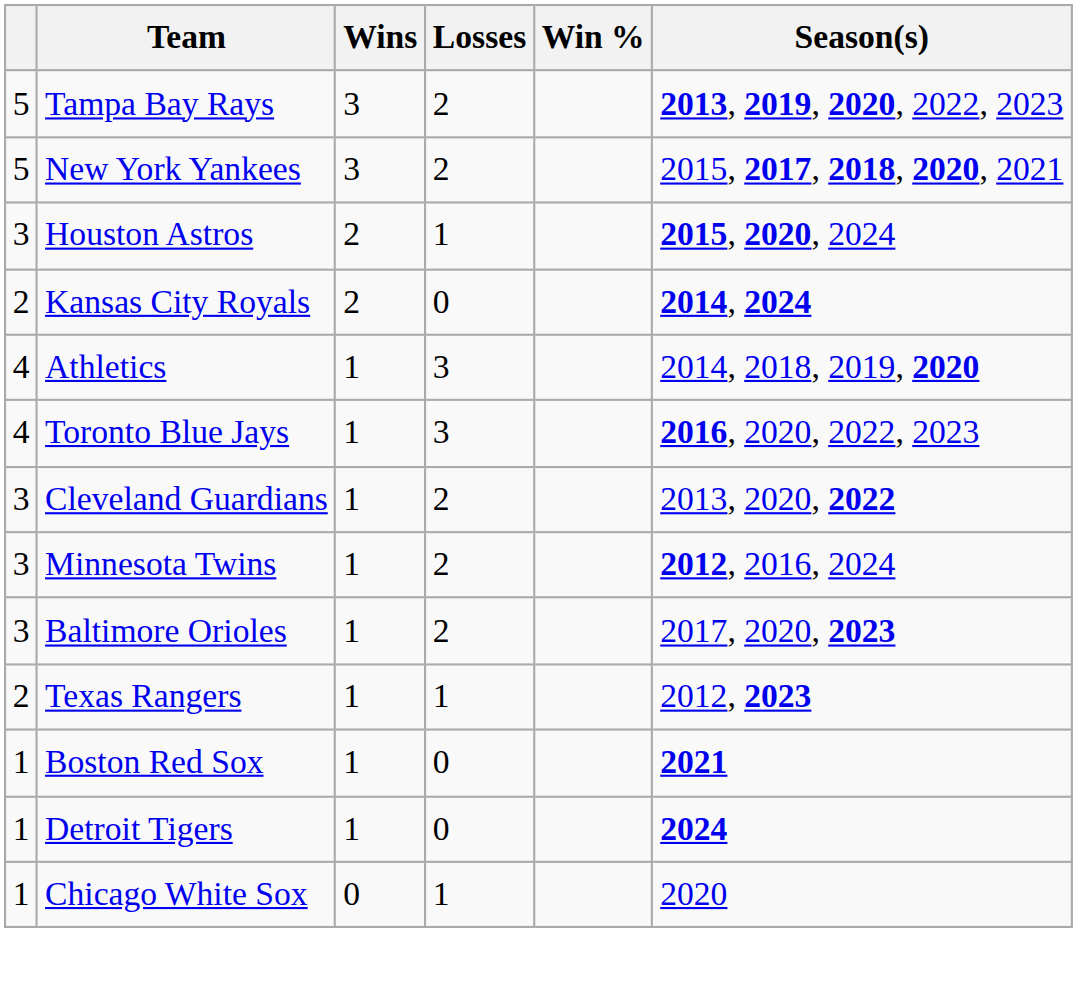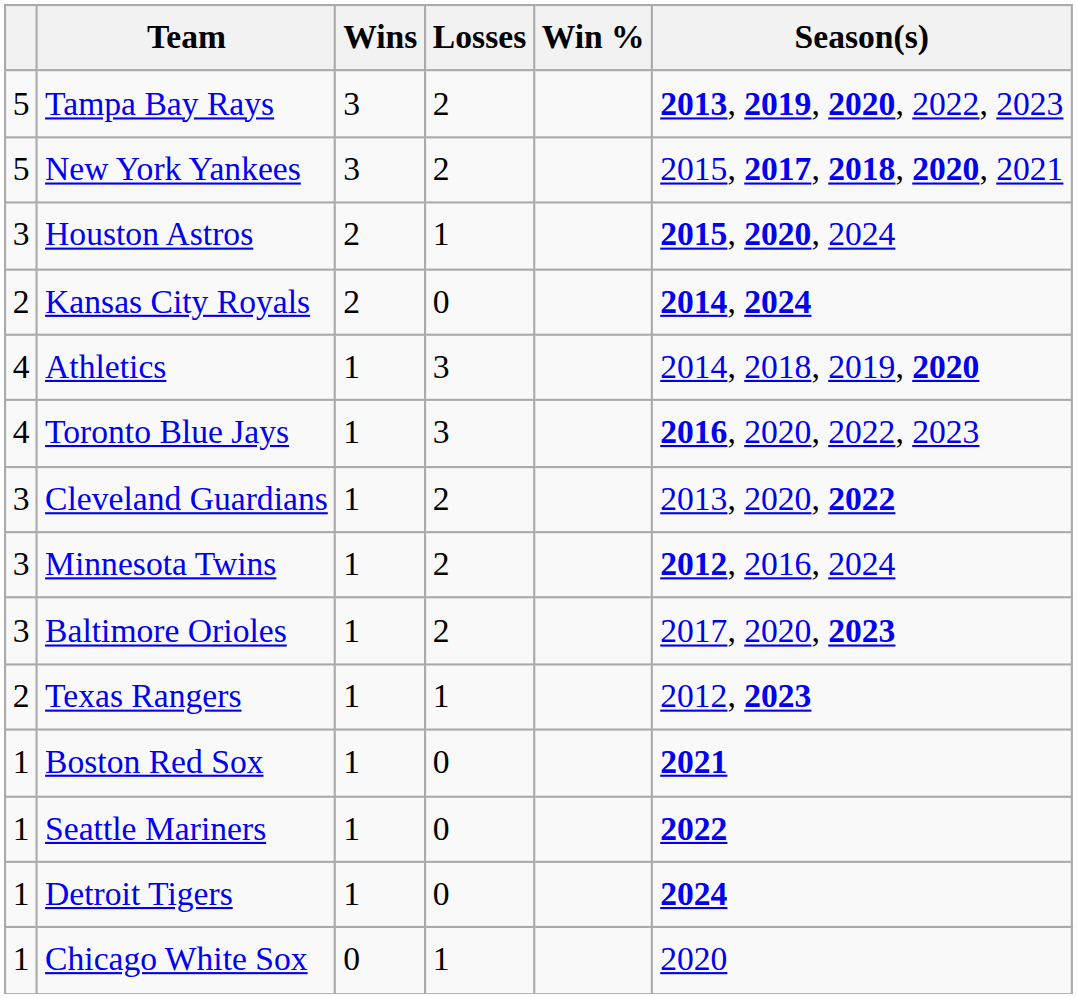+ row: (156, 828)
